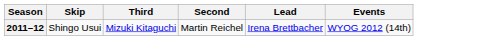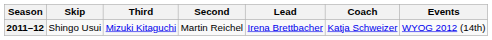+ column: (362, 12)
